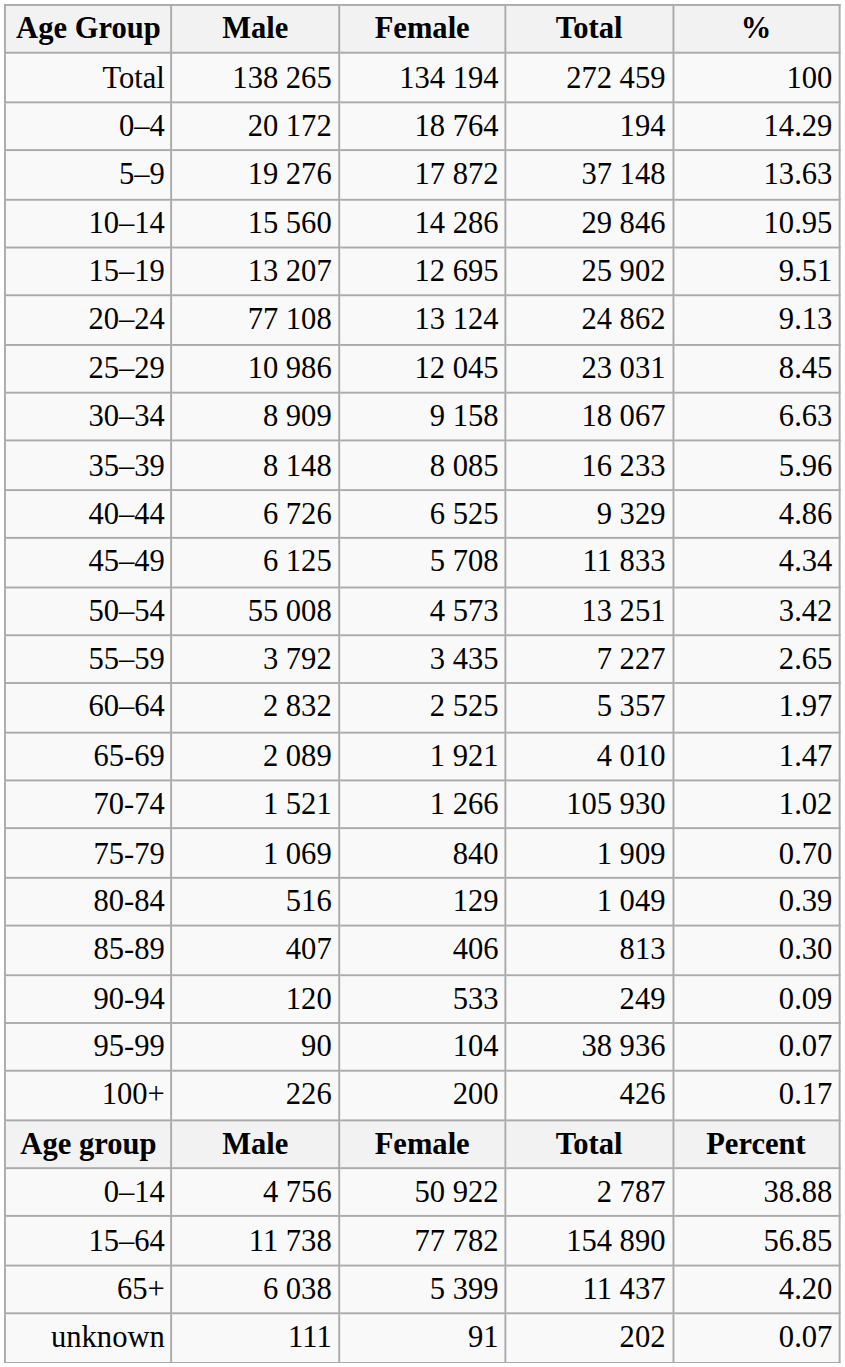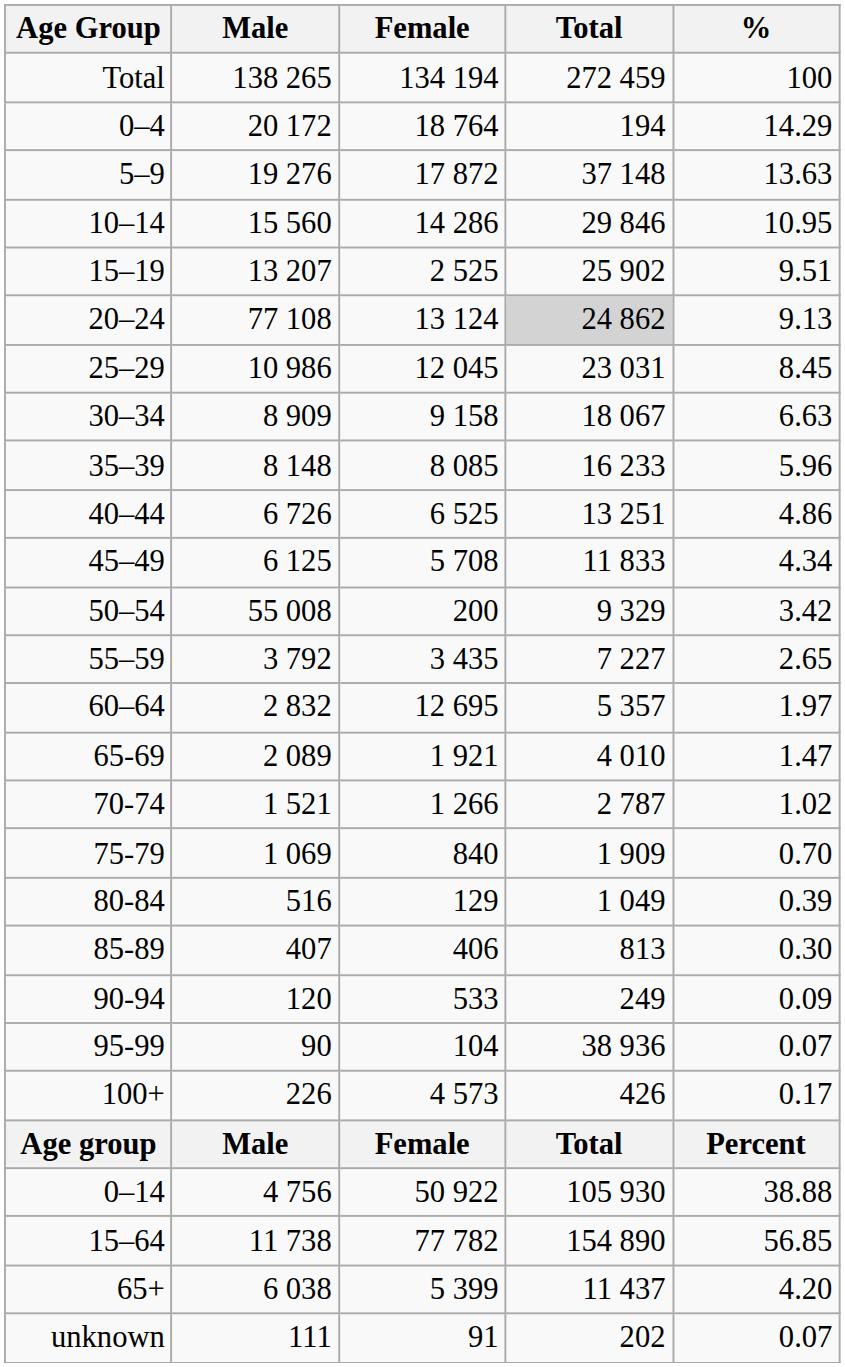(457, 271) 12 695 -> (464, 271) 2 525
(623, 319) no background -> (623, 319) lightgrey background
(631, 513) 9 329 -> (623, 513) 13 251
(464, 610) 4 573 -> (476, 610) 200
(623, 610) 13 251 -> (631, 610) 9 329
(464, 707) 2 525 -> (457, 707) 12 695
(616, 804) 105 930 -> (631, 804) 2 787
(476, 1094) 200 -> (464, 1094) 4 573
(631, 1191) 2 787 -> (616, 1191) 105 930
